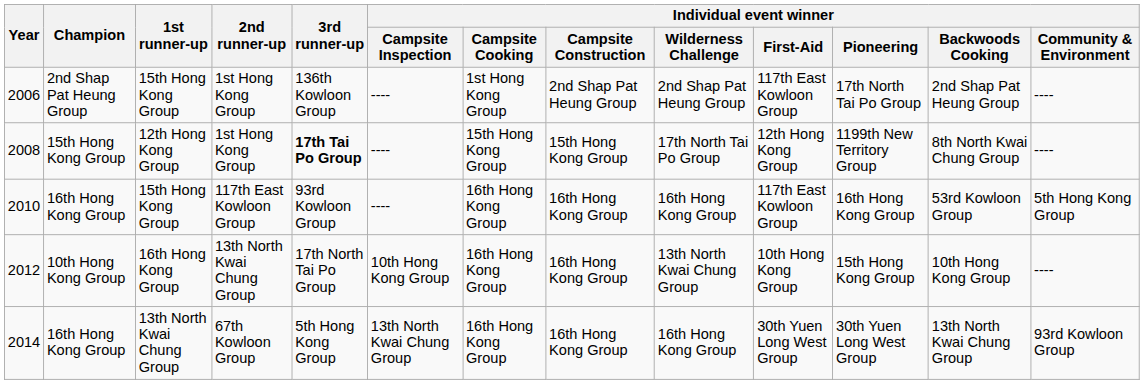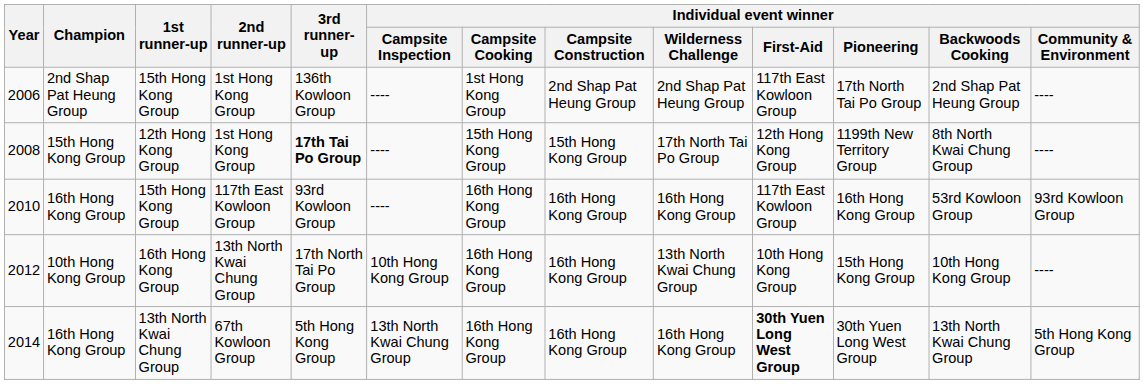(1083, 206) 5th Hong Kong Group -> (1079, 206) 93rd Kowloon Group
(792, 342) normal -> (790, 342) bold
(1079, 342) 93rd Kowloon Group -> (1083, 342) 5th Hong Kong Group
